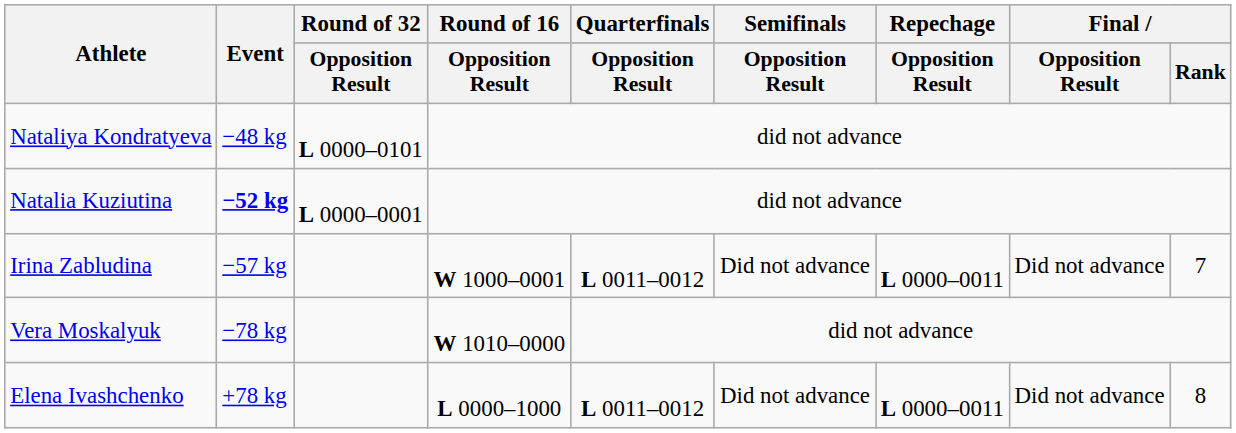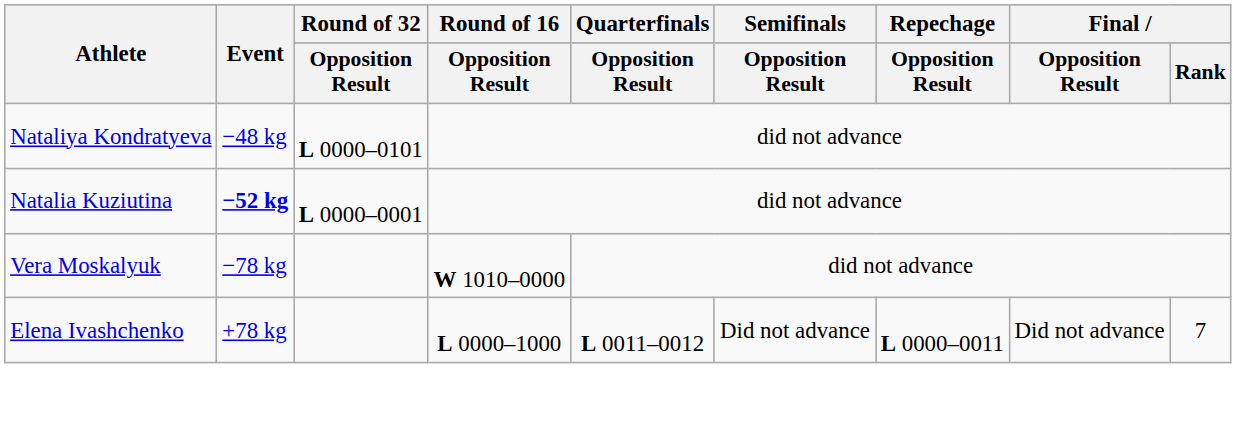- row: (81, 265)
(1200, 395) 8 -> (1200, 330) 7
